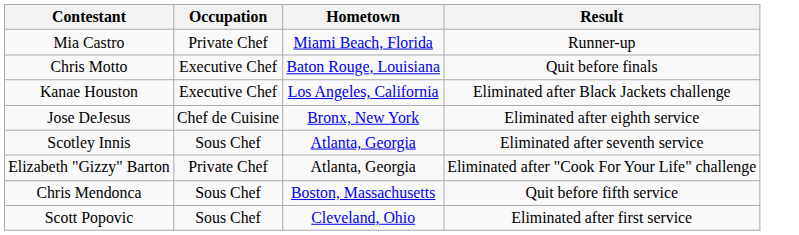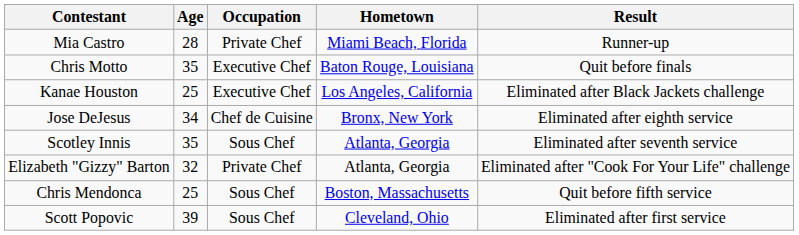+ column: (190, 17)
